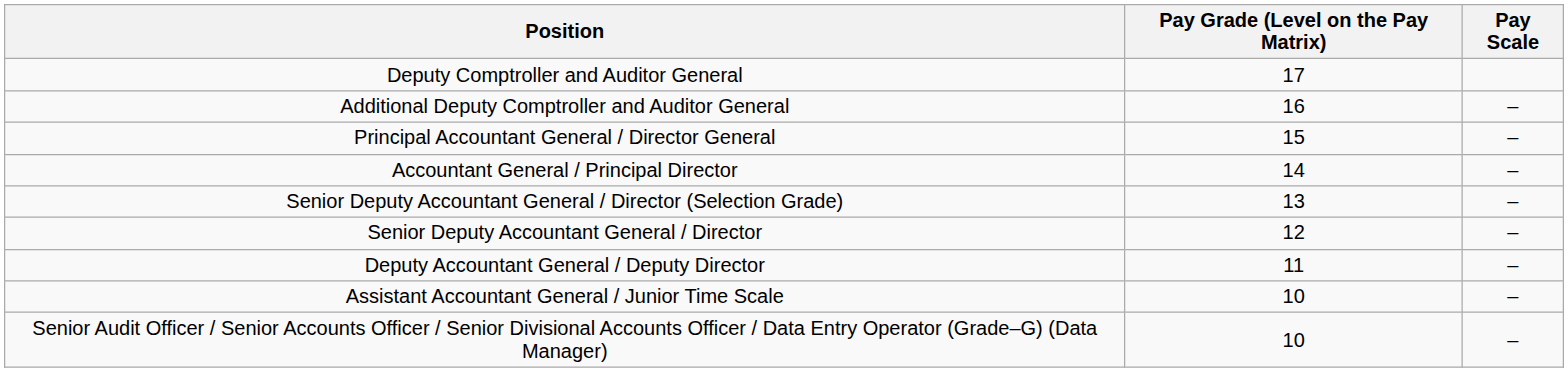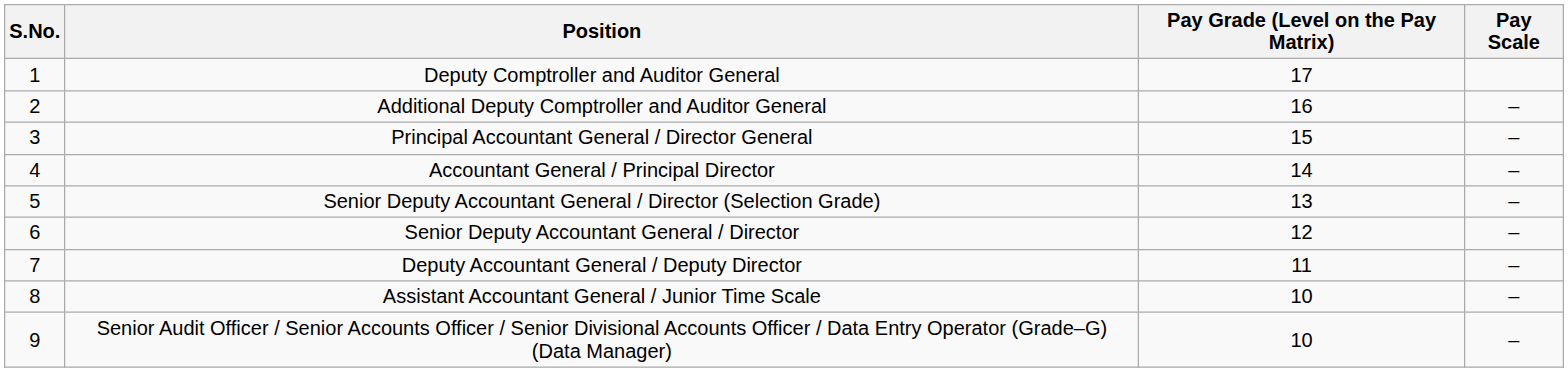+ column: (35, 31)
